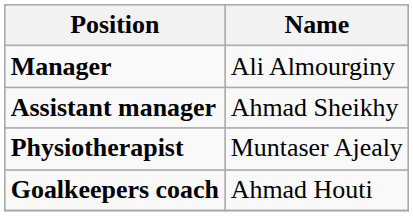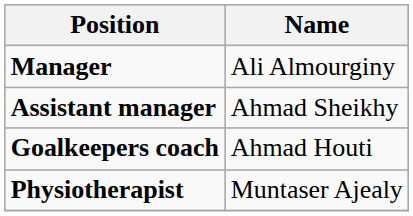rows swapped: (115, 189) <-> (97, 148)
